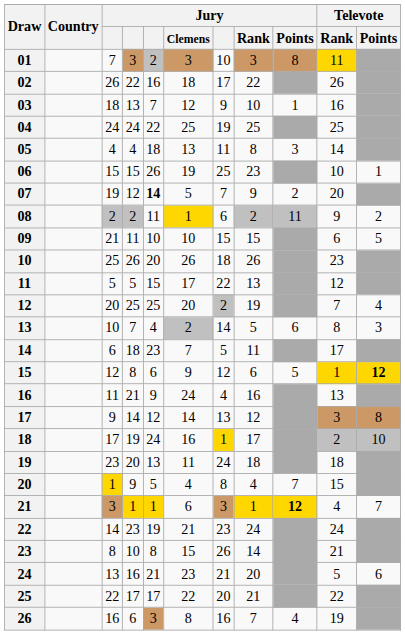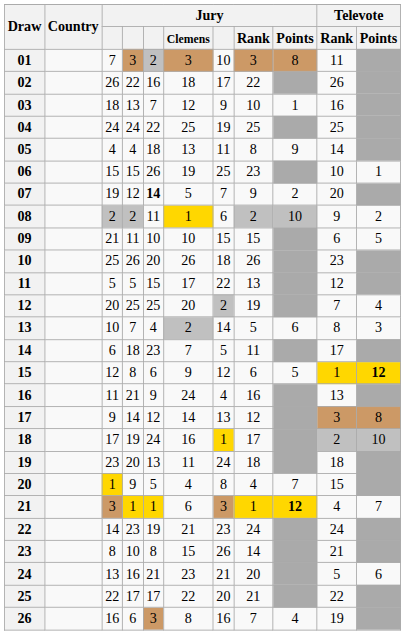(337, 60) gold background -> (337, 60) no background
(295, 149) 3 -> (295, 149) 9
(295, 216) 11 -> (295, 216) 10
